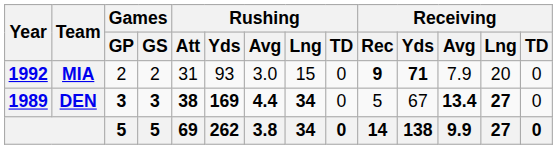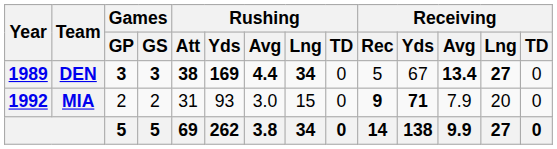rows swapped: (78, 102) <-> (78, 74)
